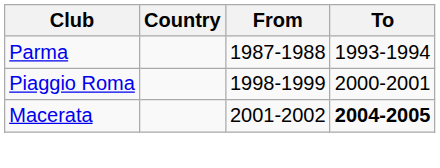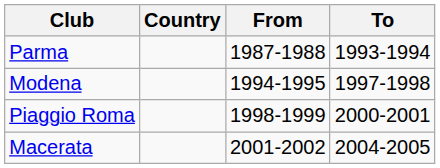+ row: (45, 83)
(383, 115) bold -> (383, 147) normal
